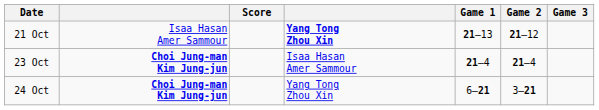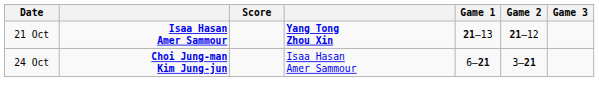(192, 34) normal -> (192, 34) bold
- row: (32, 62)
(313, 90) Yang Tong Zhou Xin -> (321, 62) Isaa Hasan Amer Sammour
